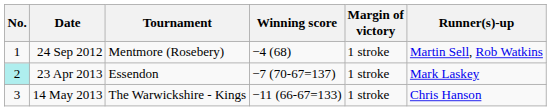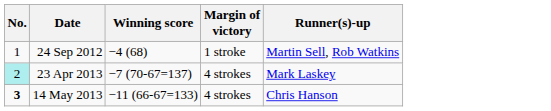- column: (177, 23)
(368, 74) 1 stroke -> (227, 74) 4 strokes
(17, 95) normal -> (17, 95) bold
(368, 95) 1 stroke -> (227, 95) 4 strokes
